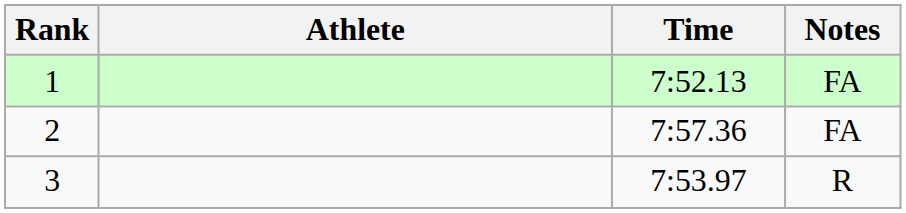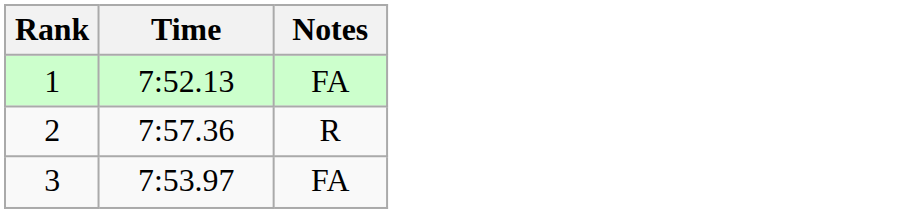- column: (355, 29)
(842, 130) FA -> (330, 130) R
(842, 181) R -> (330, 181) FA
